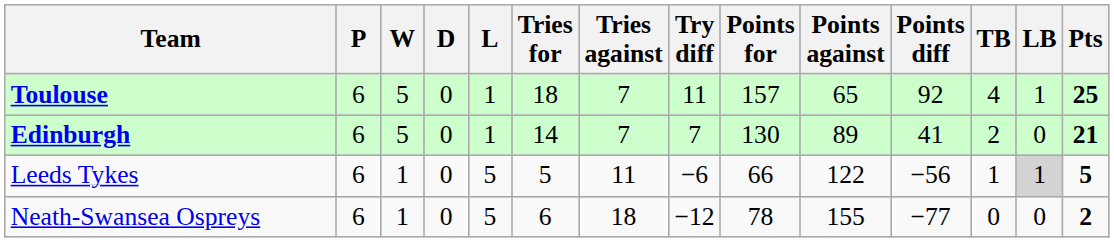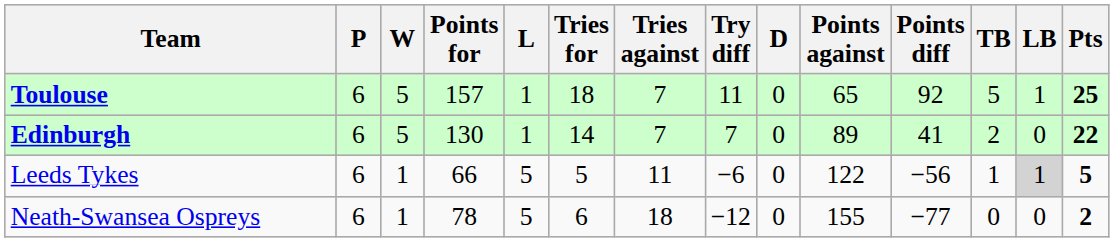columns swapped: (446, 39) <-> (761, 39)
(994, 94) 4 -> (994, 94) 5
(1086, 134) 21 -> (1086, 134) 22
